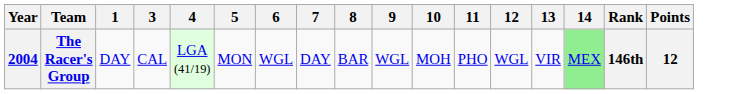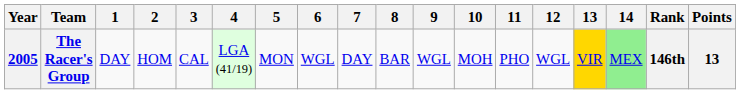+ column: (155, 16)
(23, 59) 2004 -> (23, 59) 2005
(548, 59) no background -> (590, 59) gold background
(670, 59) 12 -> (712, 59) 13
